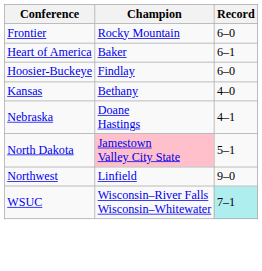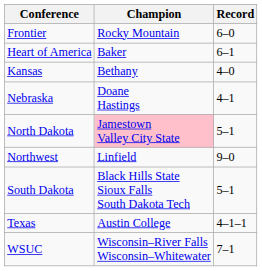- row: (50, 71)
+ row: (40, 190)
+ row: (21, 223)
(226, 202) paleturquoise background -> (226, 249) no background
